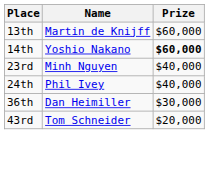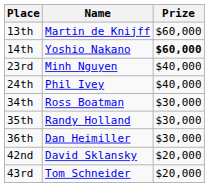+ row: (20, 102)
+ row: (20, 120)
+ row: (20, 156)
